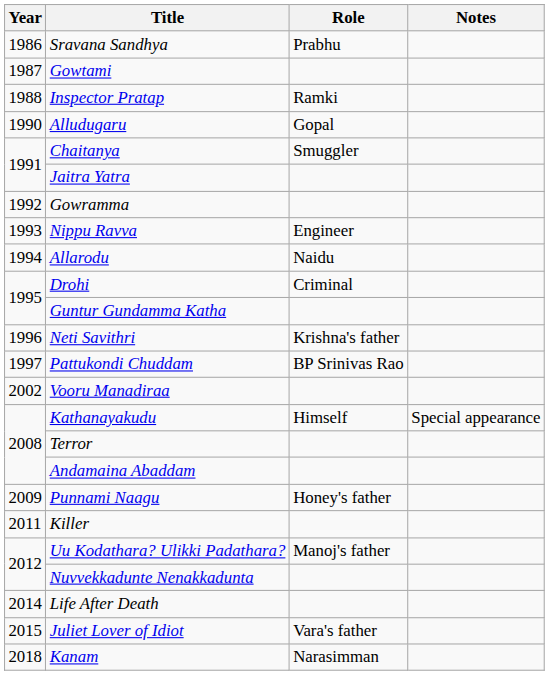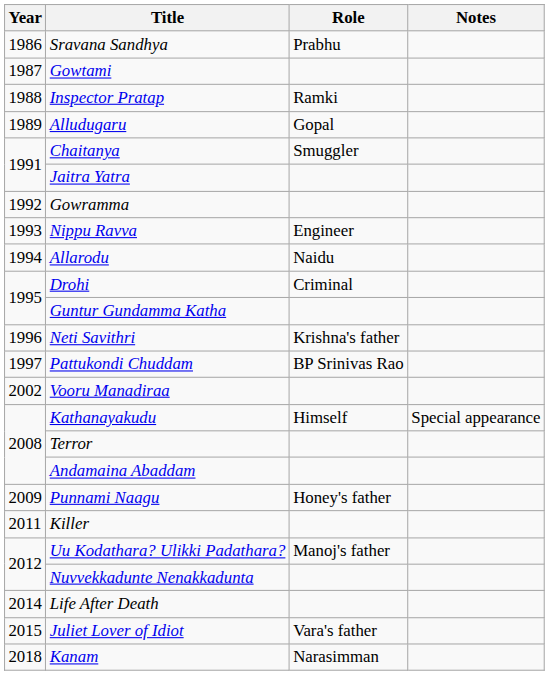(25, 124) 1990 -> (25, 124) 1989
